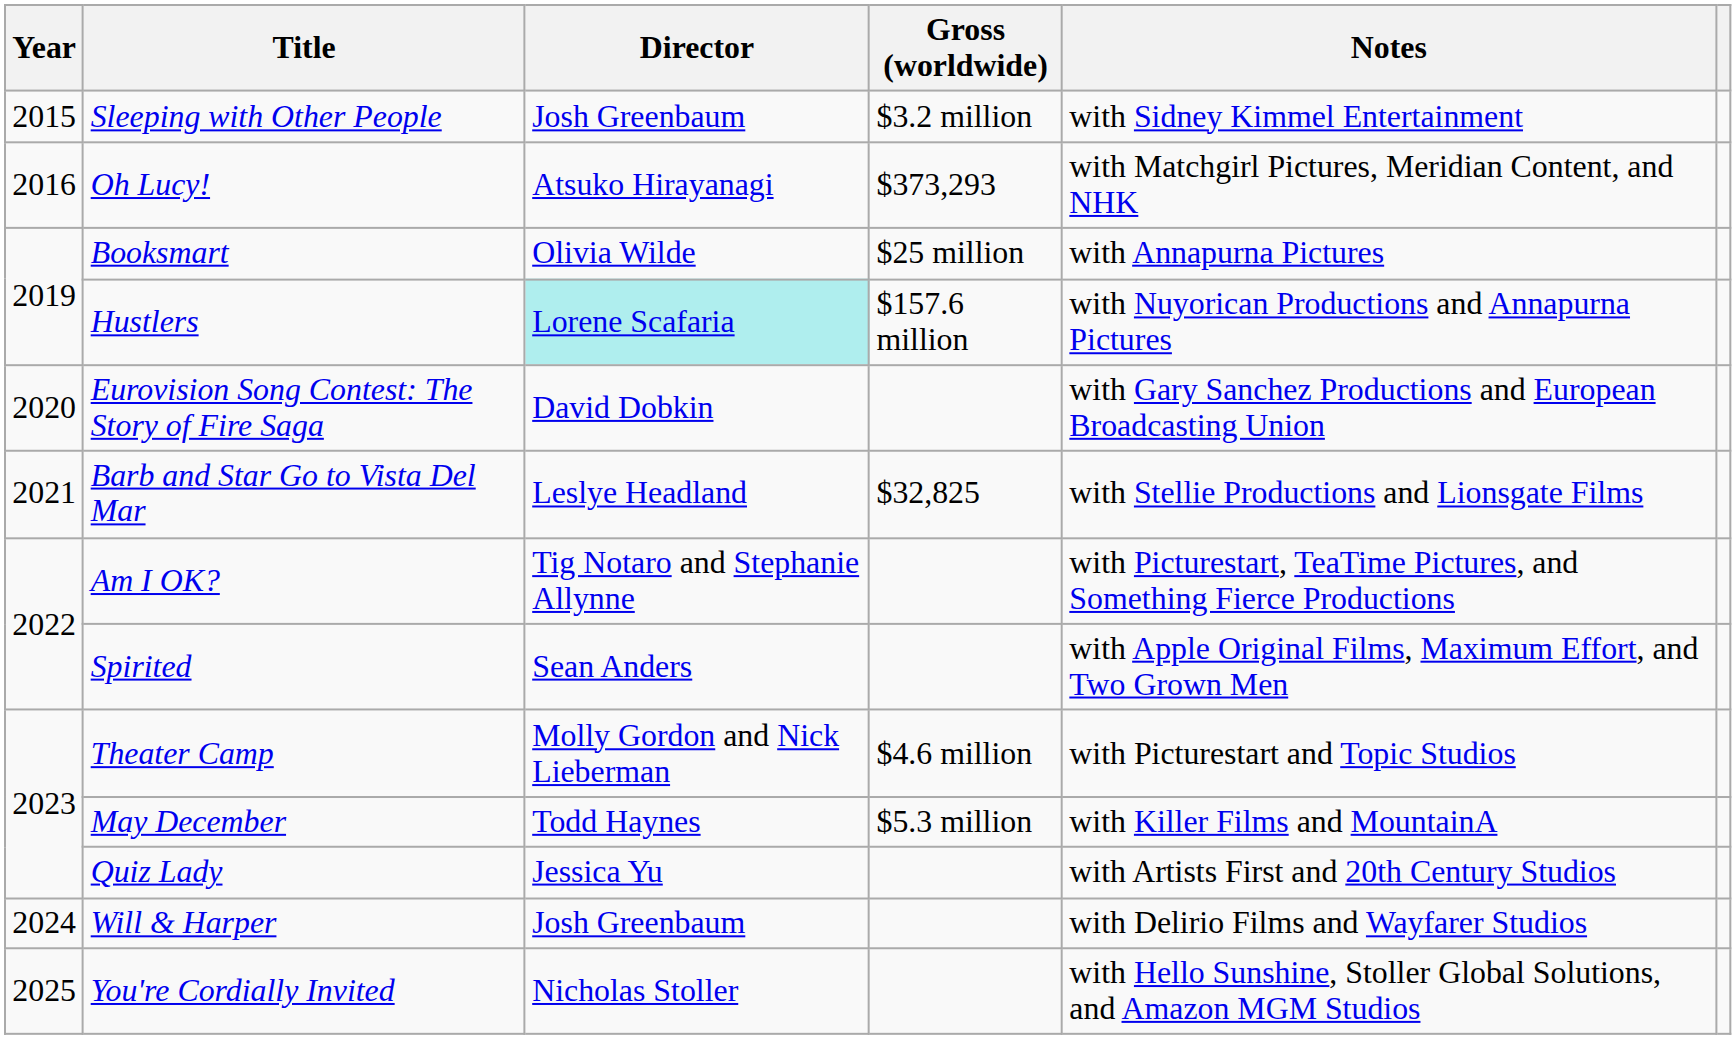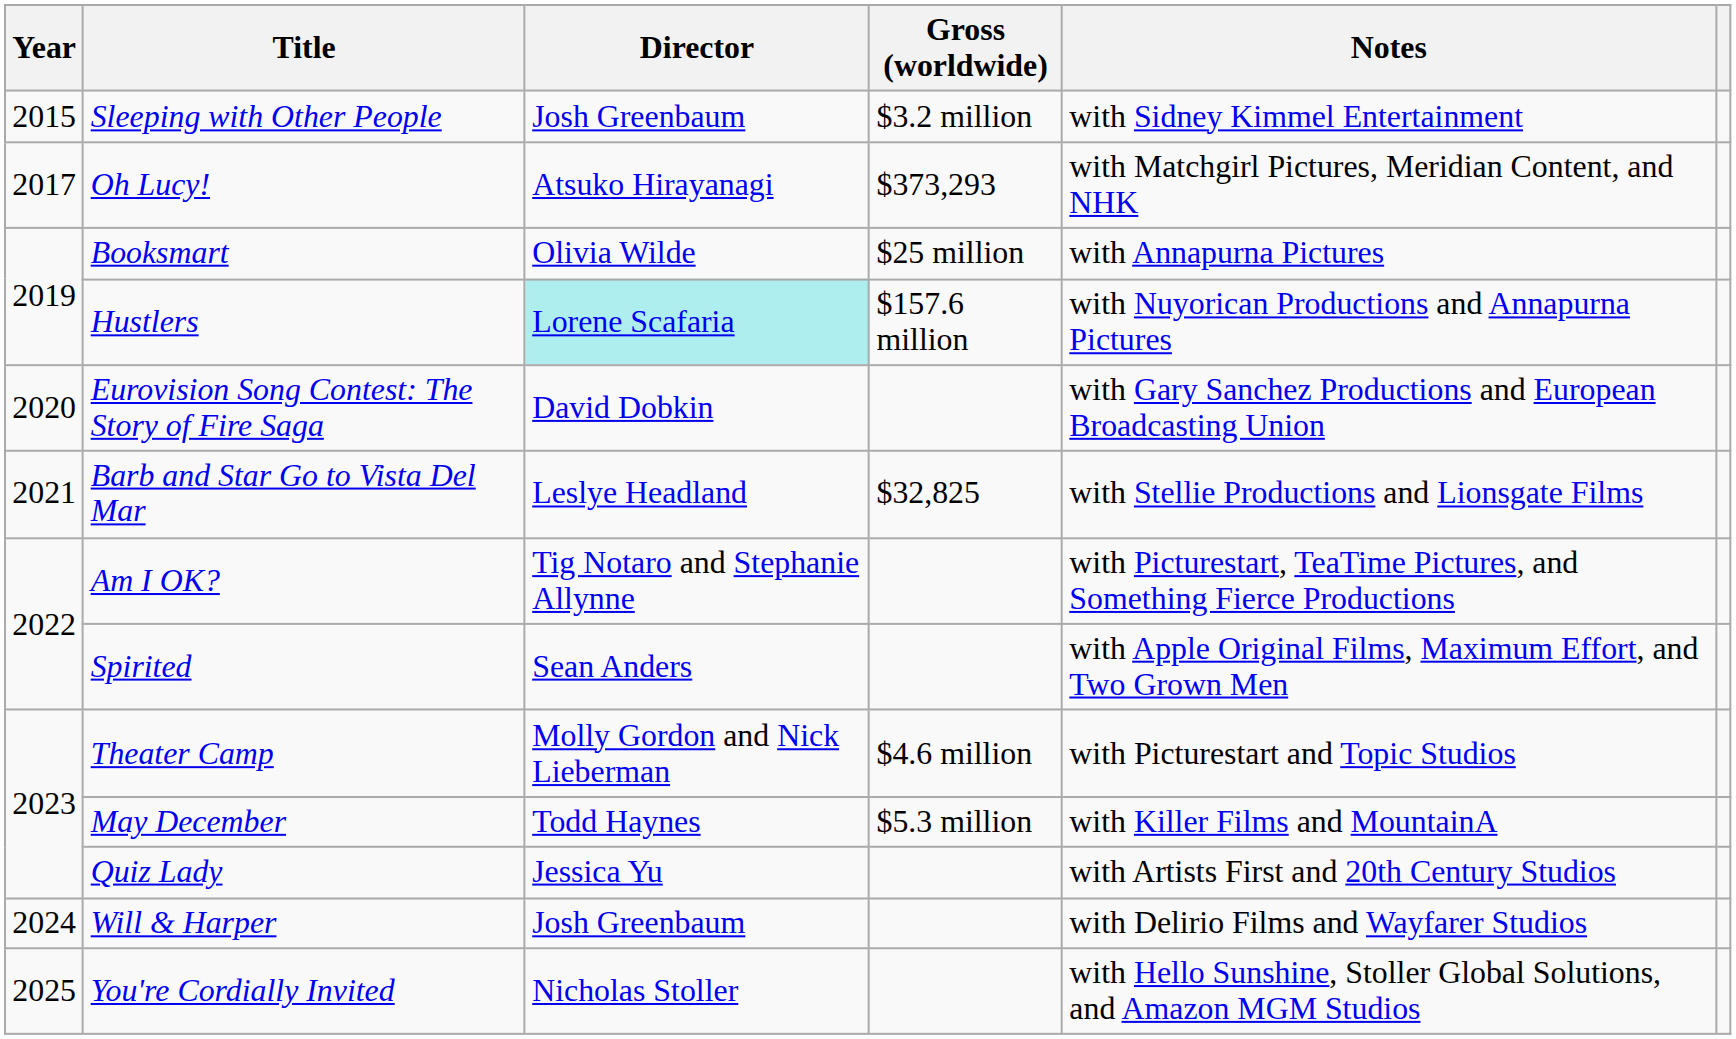(44, 184) 2016 -> (44, 184) 2017
